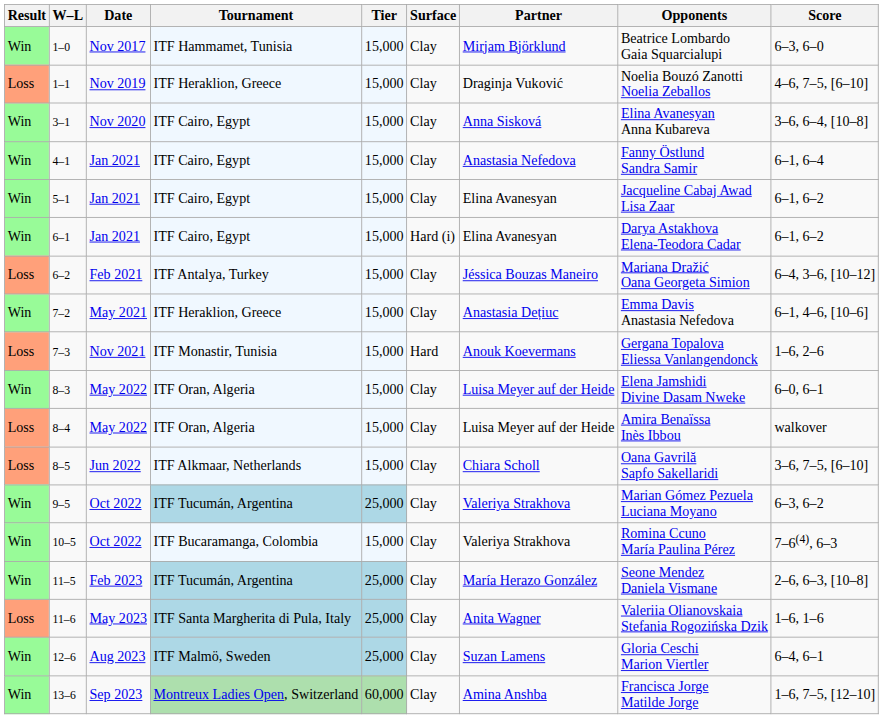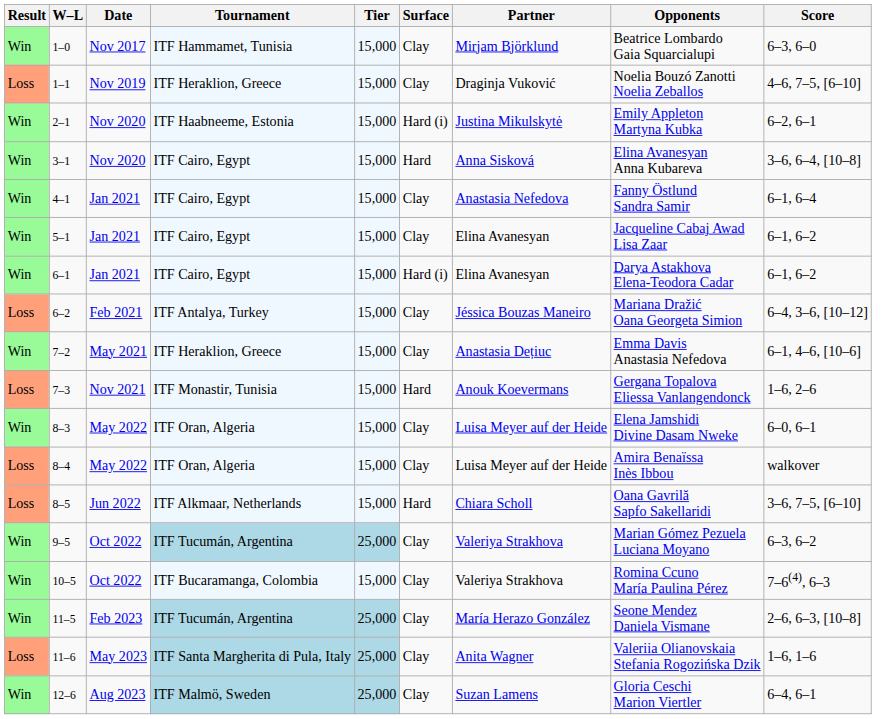+ row: (61, 123)
(423, 122) Clay -> (417, 160) Hard
(423, 465) Clay -> (417, 503) Hard
- row: (64, 695)
